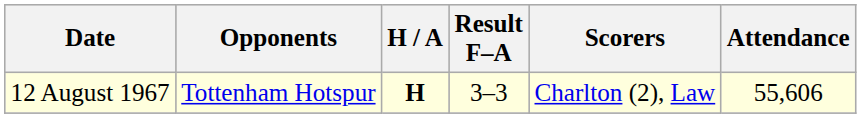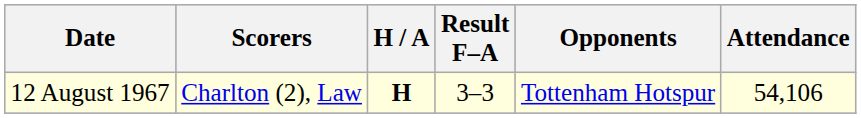columns swapped: (278, 38) <-> (625, 38)
(788, 92) 55,606 -> (788, 92) 54,106
